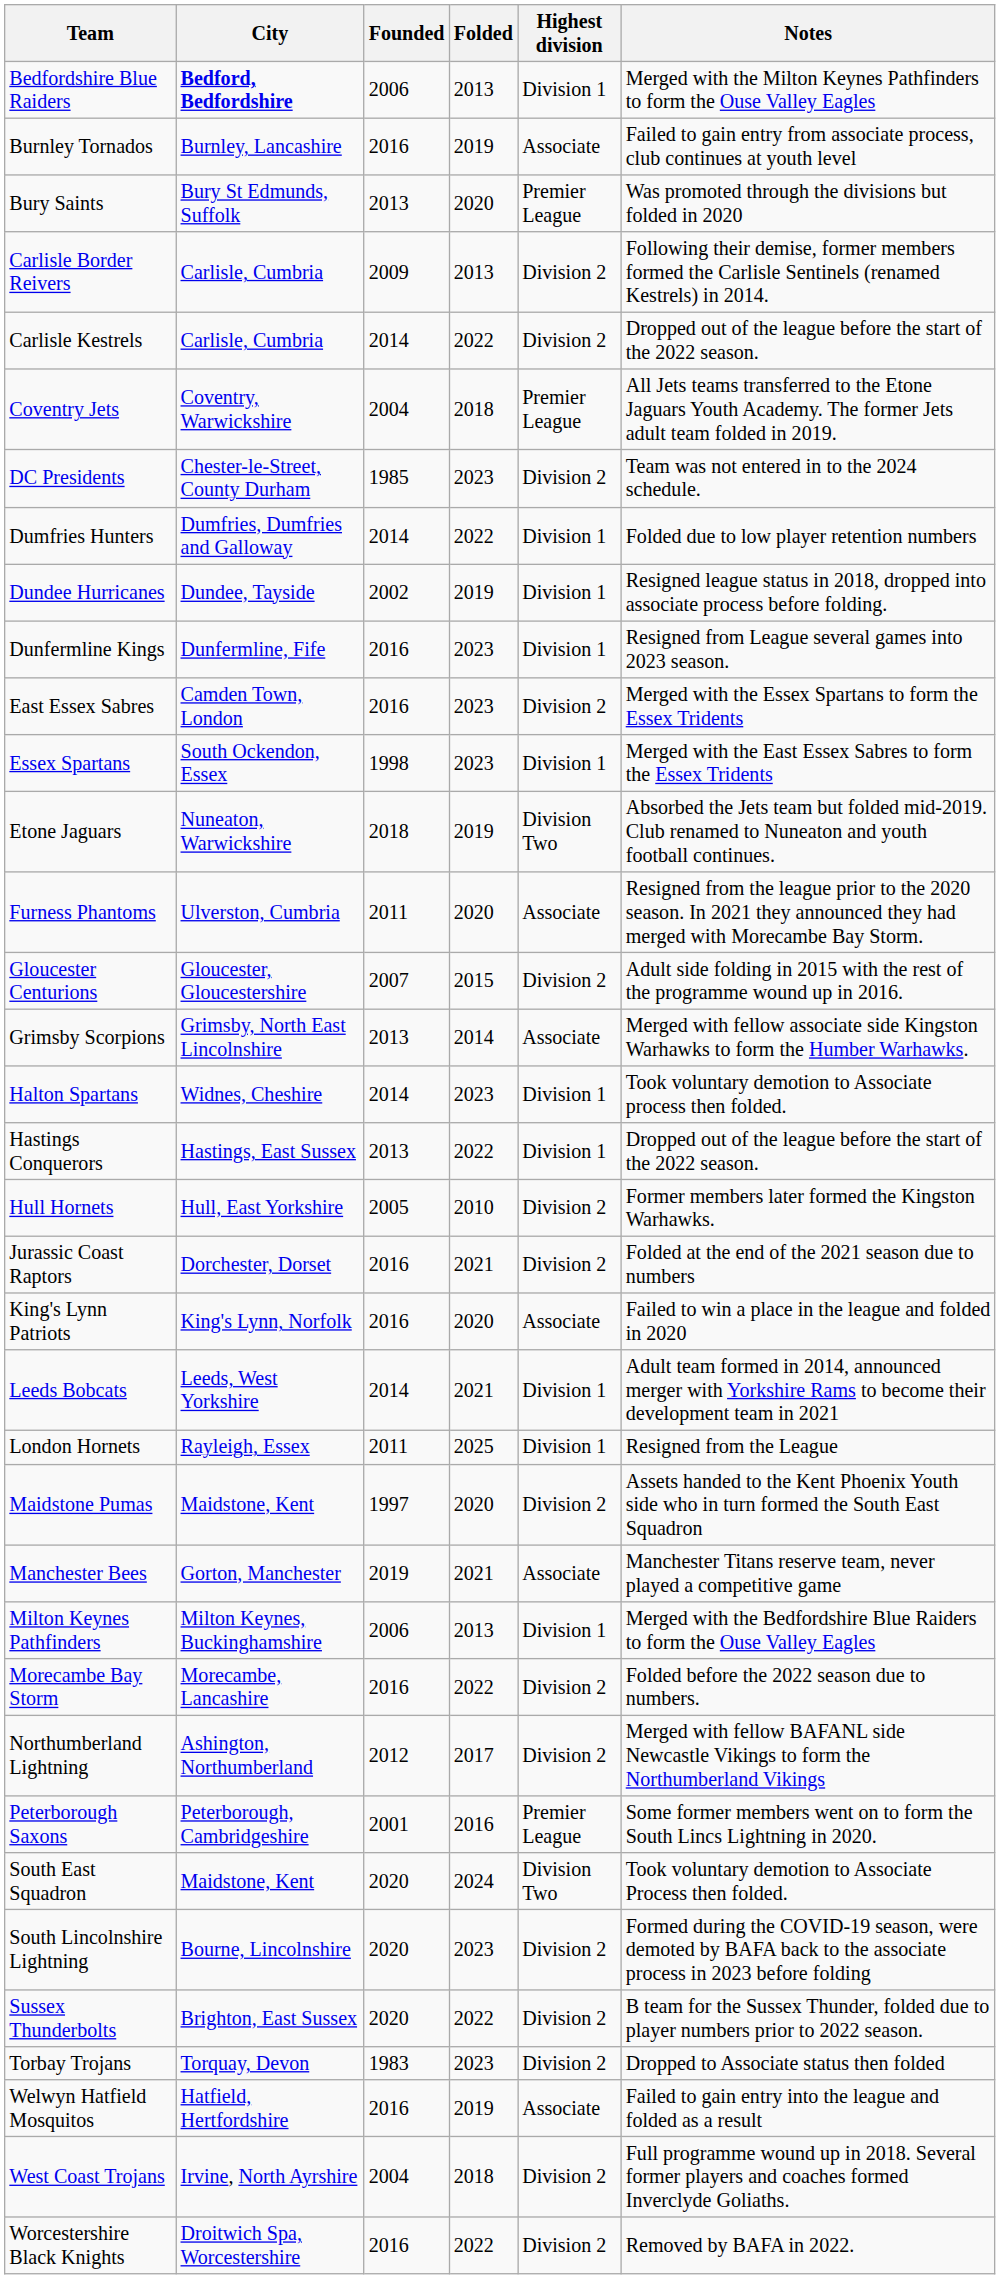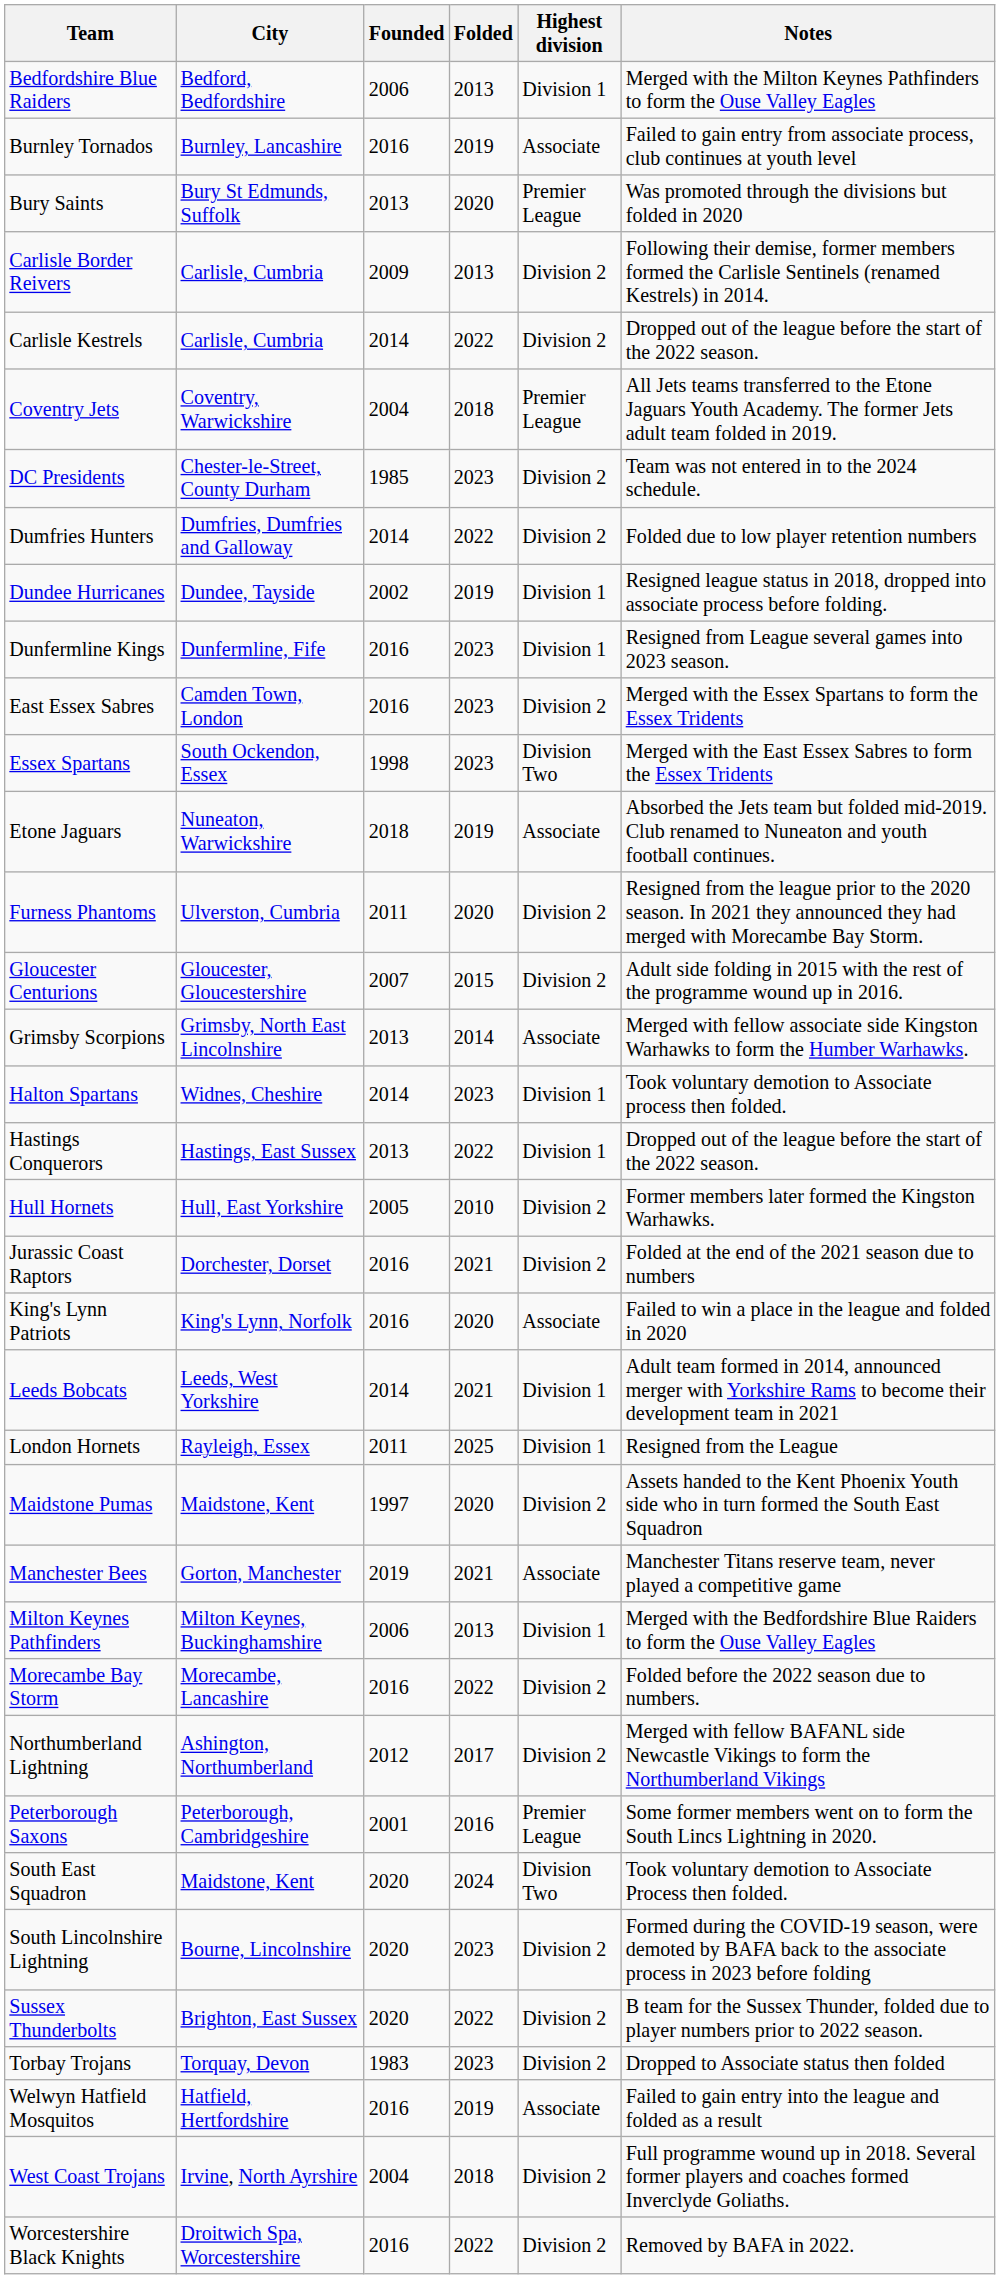(237, 89) bold -> (233, 89) normal
(564, 535) Division 1 -> (564, 535) Division 2
(564, 762) Division 1 -> (557, 762) Division Two
(557, 831) Division Two -> (561, 831) Associate
(561, 912) Associate -> (564, 912) Division 2
